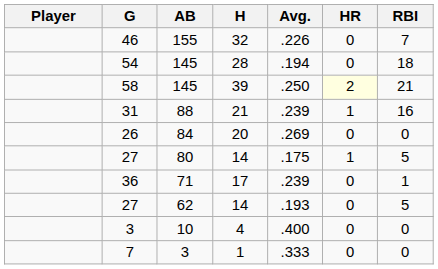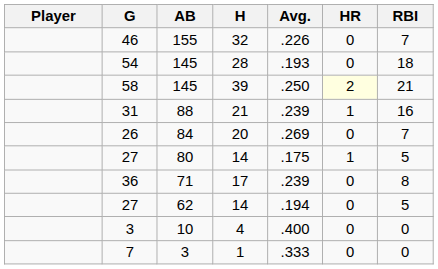(295, 63) .194 -> (295, 63) .193
(405, 134) 0 -> (405, 134) 7
(405, 181) 1 -> (405, 181) 8
(295, 205) .193 -> (295, 205) .194
